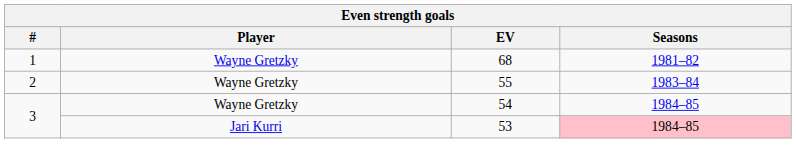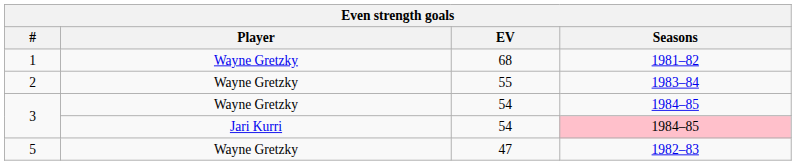(505, 127) 53 -> (505, 127) 54
+ row: (33, 149)
